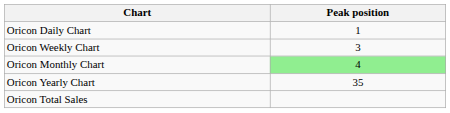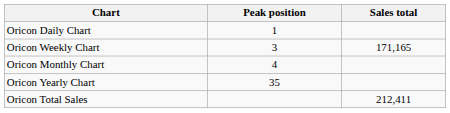+ column: (394, 13)
(358, 64) lightgreen background -> (274, 64) no background
